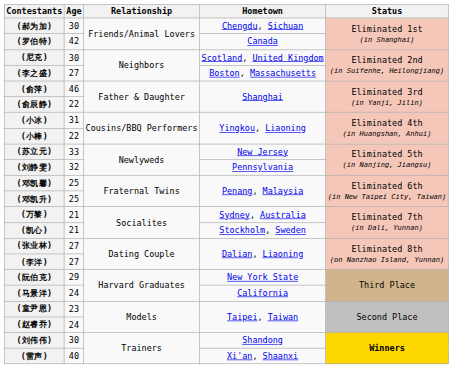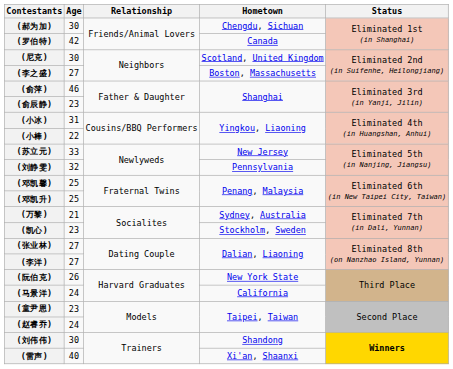(74, 105) 22 -> (74, 105) 23
(74, 230) 21 -> (74, 230) 23
(74, 278) 29 -> (74, 278) 26
